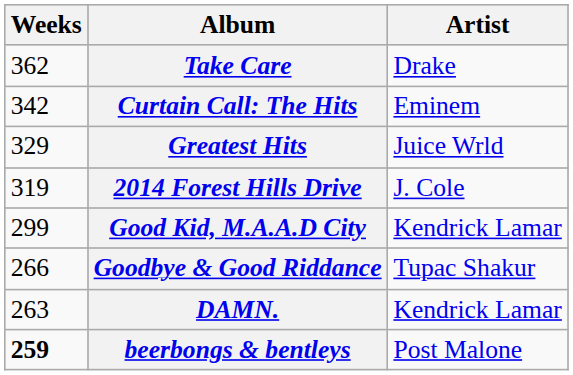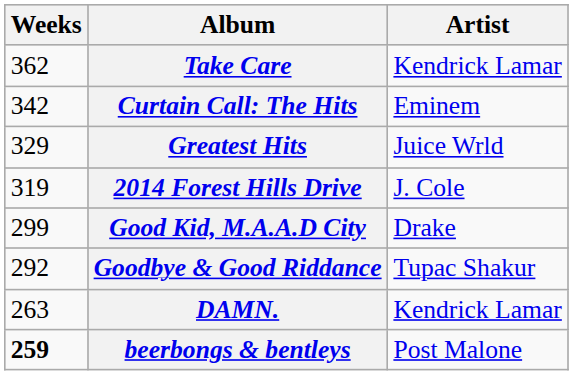(425, 65) Drake -> (478, 65) Kendrick Lamar
(478, 227) Kendrick Lamar -> (425, 227) Drake
(30, 268) 266 -> (30, 268) 292
